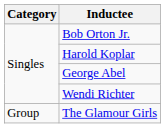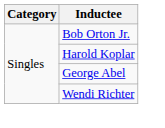- row: (110, 113)
